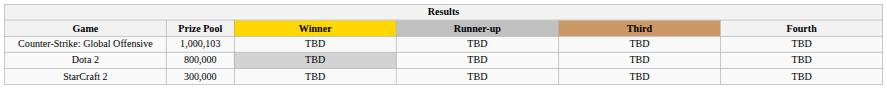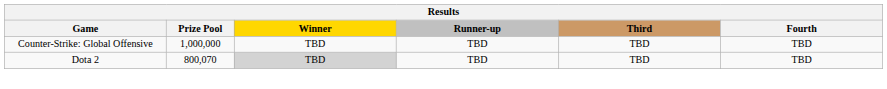(200, 44) 1,000,103 -> (200, 44) 1,000,000
(200, 60) 800,000 -> (200, 60) 800,070
- row: (85, 76)
